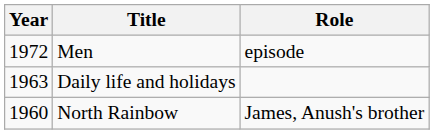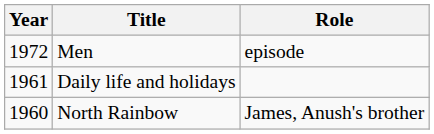(29, 81) 1963 -> (29, 81) 1961
